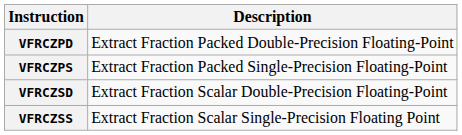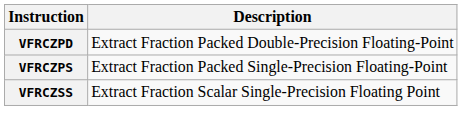- row: (46, 93)
